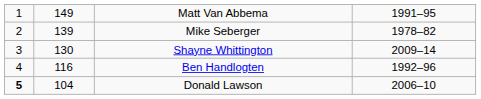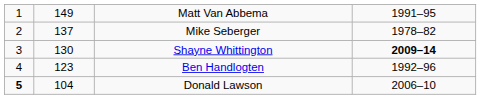(64, 31) 139 -> (64, 31) 137
(414, 49) normal -> (414, 49) bold
(64, 67) 116 -> (64, 67) 123
